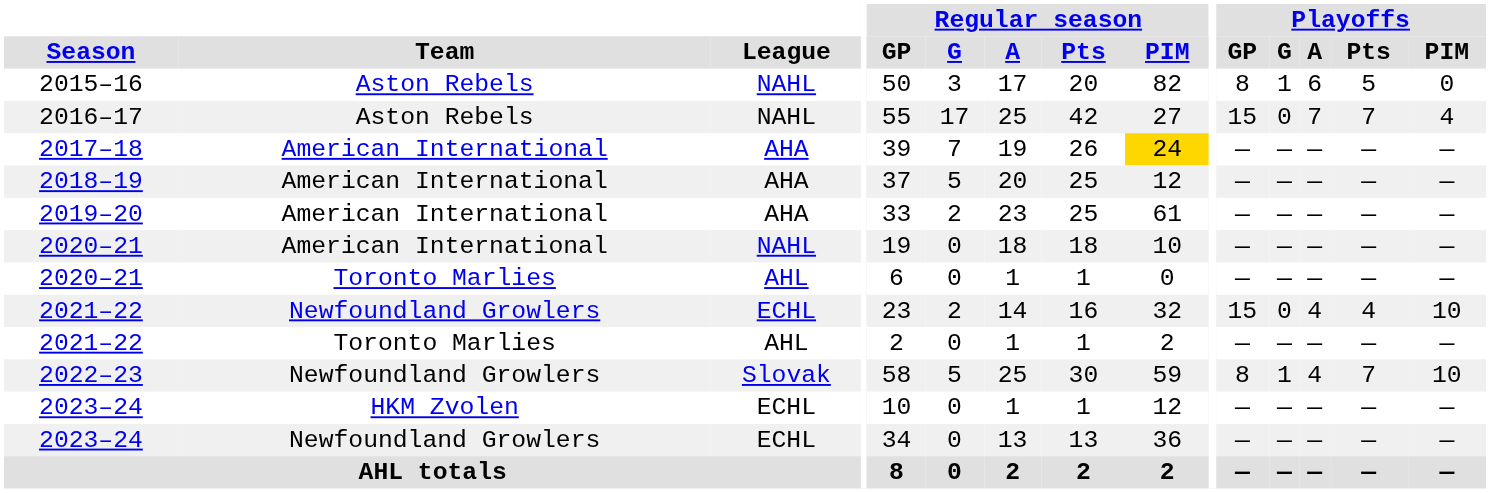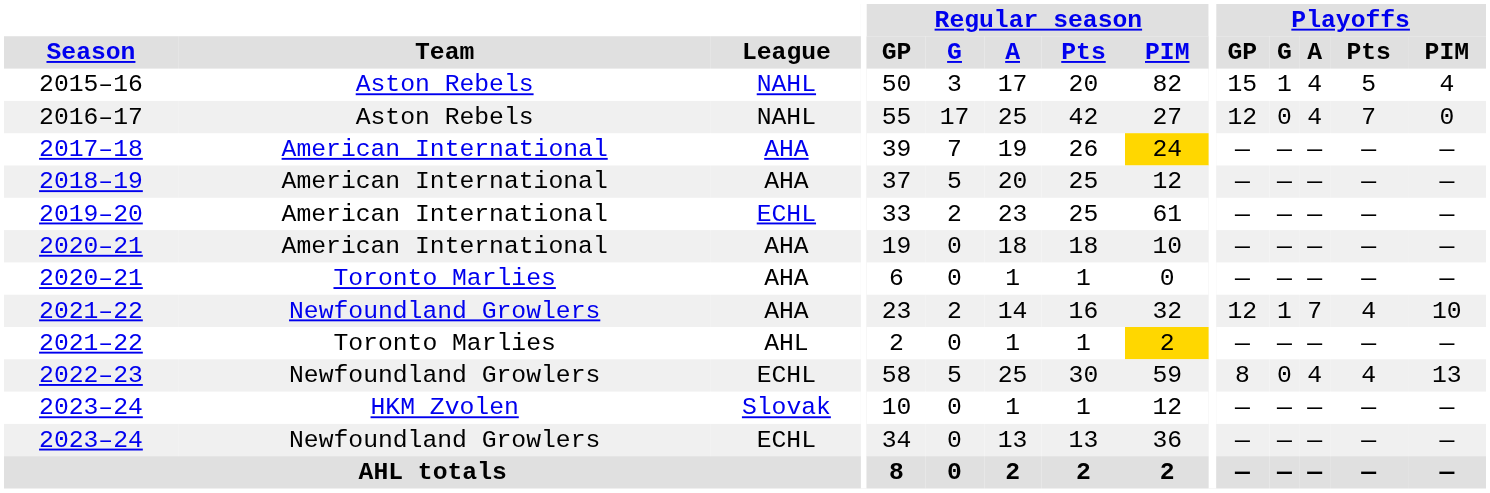(1242, 85) 8 -> (1242, 85) 15
(1315, 85) 6 -> (1315, 85) 4
(1447, 85) 0 -> (1447, 85) 4
(1242, 117) 15 -> (1242, 117) 12
(1315, 117) 7 -> (1315, 117) 4
(1447, 117) 4 -> (1447, 117) 0
(786, 214) AHA -> (786, 214) ECHL
(786, 246) NAHL -> (786, 246) AHA
(786, 279) AHL -> (786, 279) AHA
(786, 311) ECHL -> (786, 311) AHA
(1242, 311) 15 -> (1242, 311) 12
(1284, 311) 0 -> (1284, 311) 1
(1315, 311) 4 -> (1315, 311) 7
(1167, 343) no background -> (1167, 343) gold background
(786, 375) Slovak -> (786, 375) ECHL
(1284, 375) 1 -> (1284, 375) 0
(1369, 375) 7 -> (1369, 375) 4
(1447, 375) 10 -> (1447, 375) 13
(786, 408) ECHL -> (786, 408) Slovak
